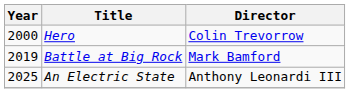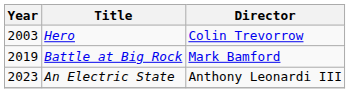(23, 36) 2000 -> (23, 36) 2003
(23, 77) 2025 -> (23, 77) 2023
